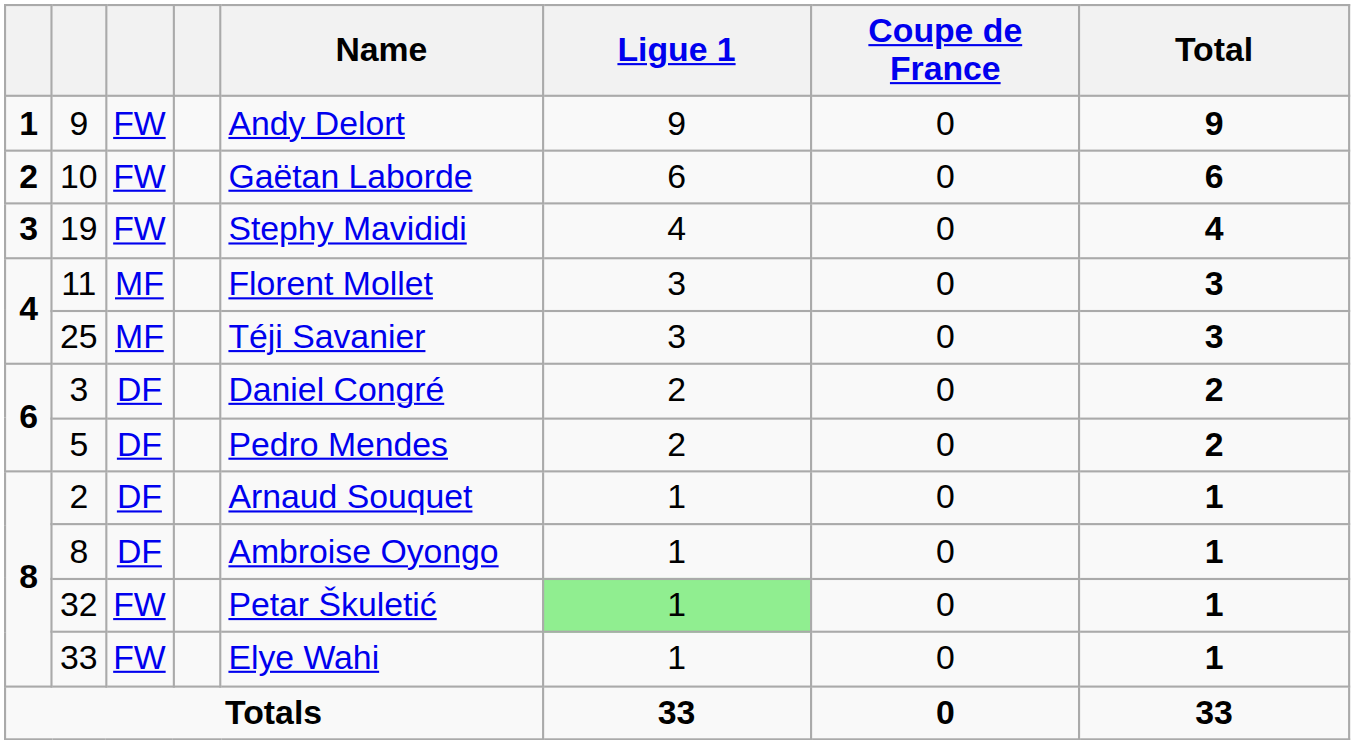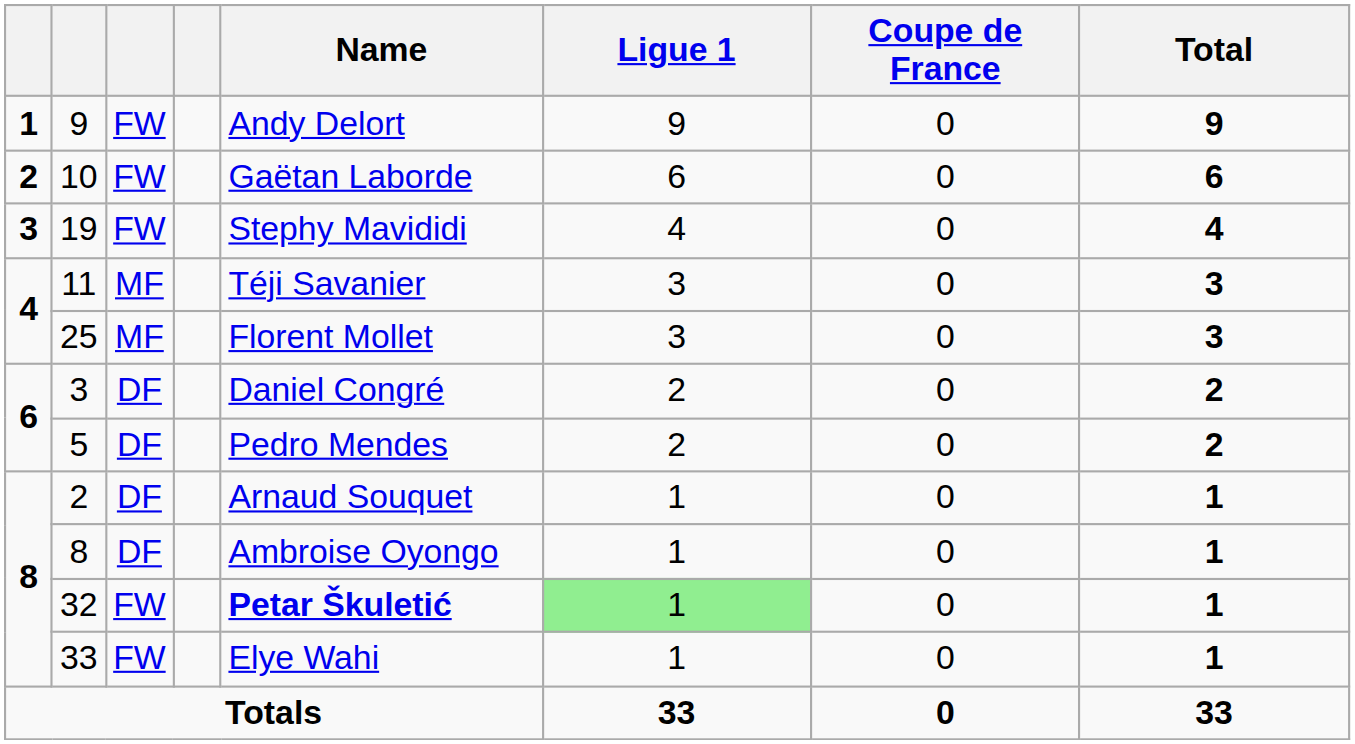(331, 283) Florent Mollet -> (327, 283) Téji Savanier
(327, 336) Téji Savanier -> (331, 336) Florent Mollet
(333, 604) normal -> (340, 604) bold
